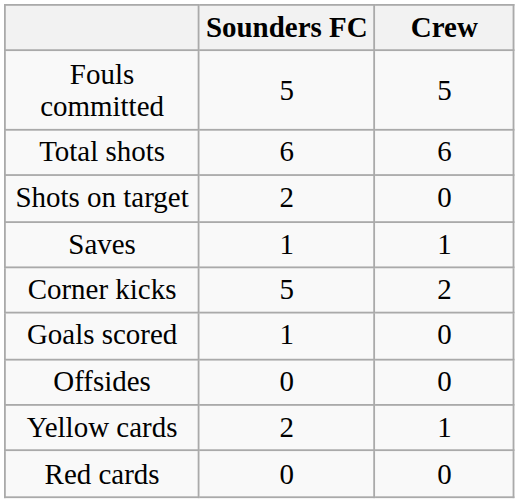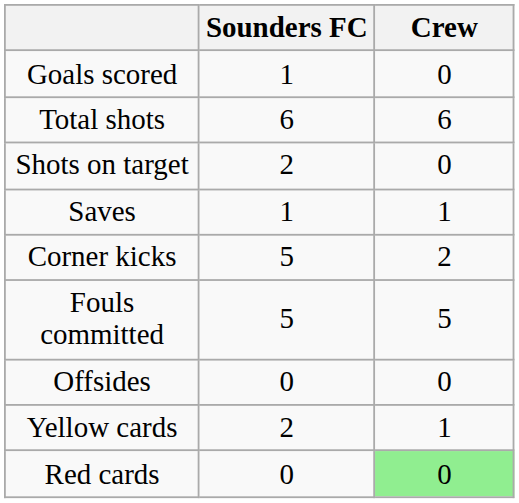rows swapped: (102, 335) <-> (102, 89)
(444, 473) no background -> (444, 473) lightgreen background
